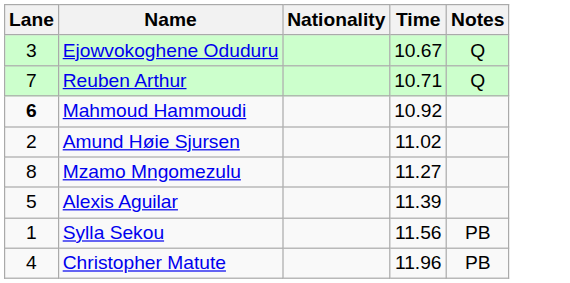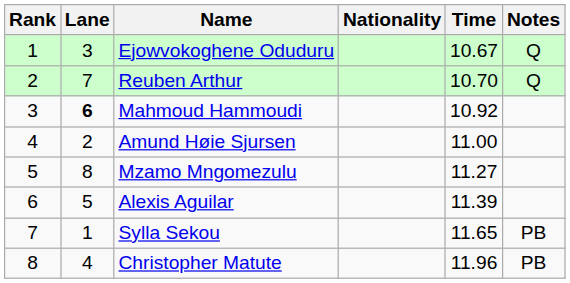+ column: (33, 19)
(418, 80) 10.71 -> (474, 80) 10.70
(418, 141) 11.02 -> (474, 141) 11.00
(418, 232) 11.56 -> (474, 232) 11.65
